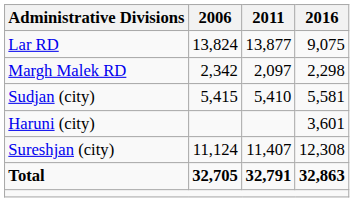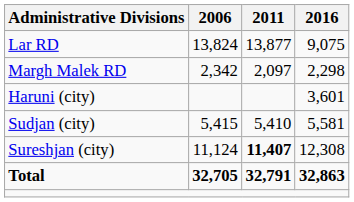rows swapped: (52, 123) <-> (52, 96)
(269, 149) normal -> (269, 149) bold
